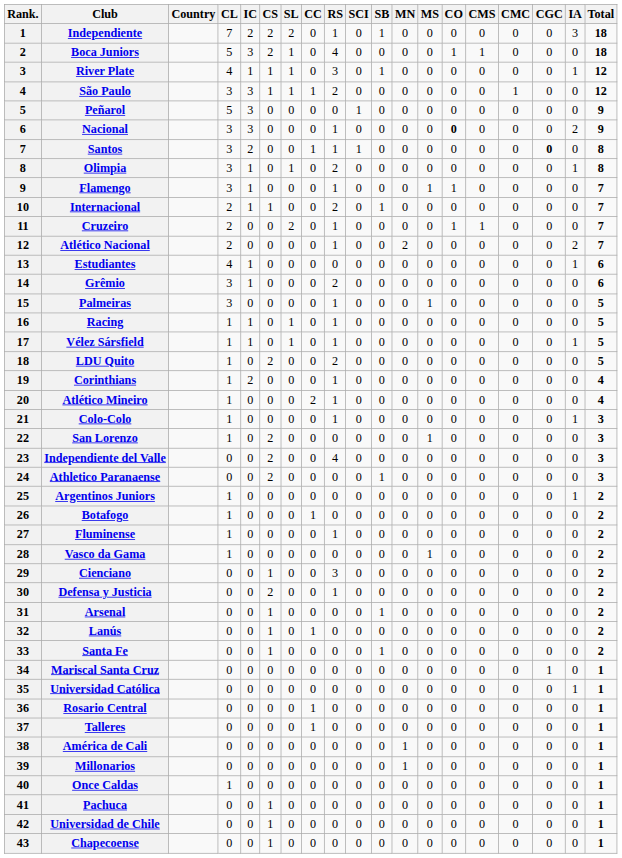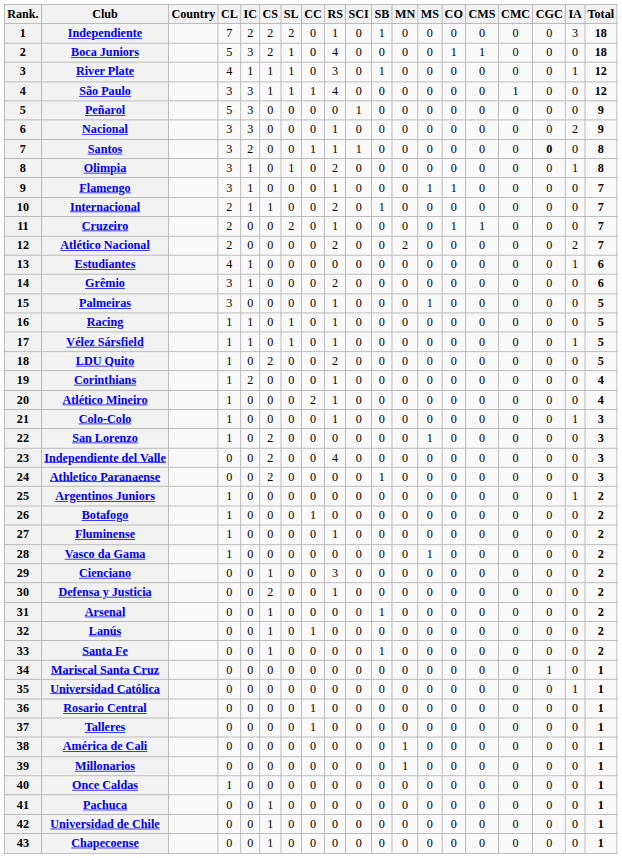(335, 91) 2 -> (335, 91) 4
(454, 129) bold -> (454, 129) normal
(335, 245) 1 -> (335, 245) 2
